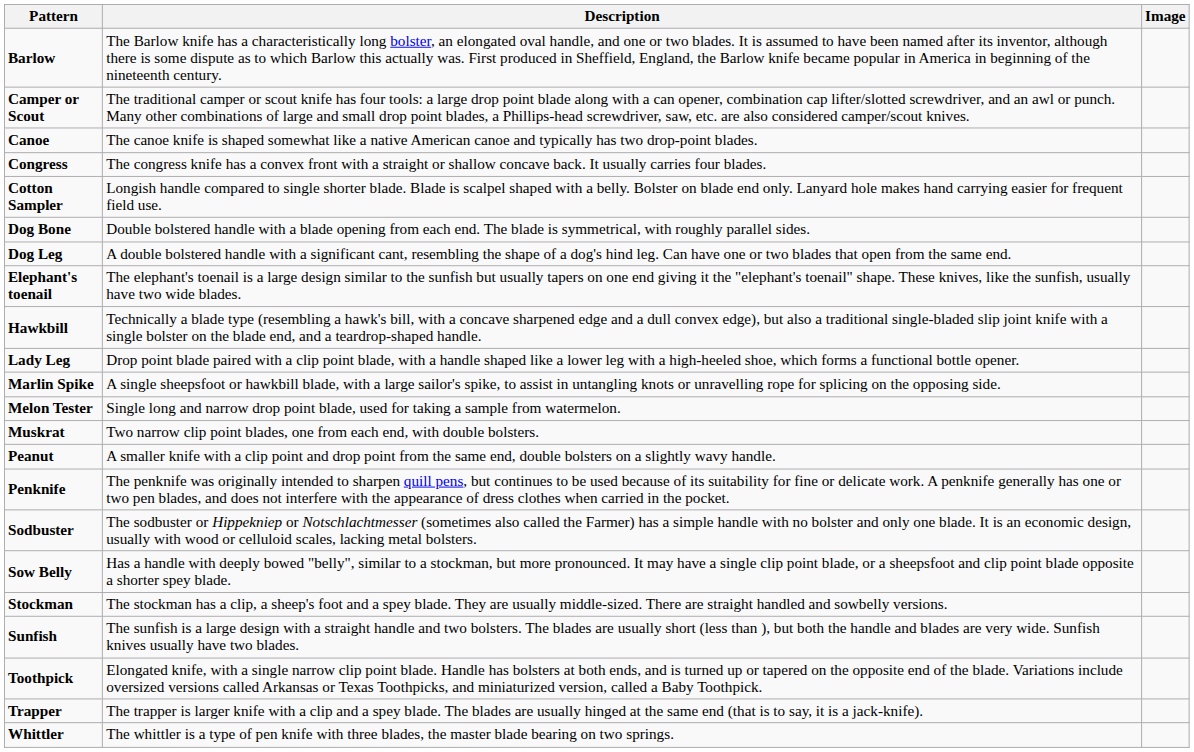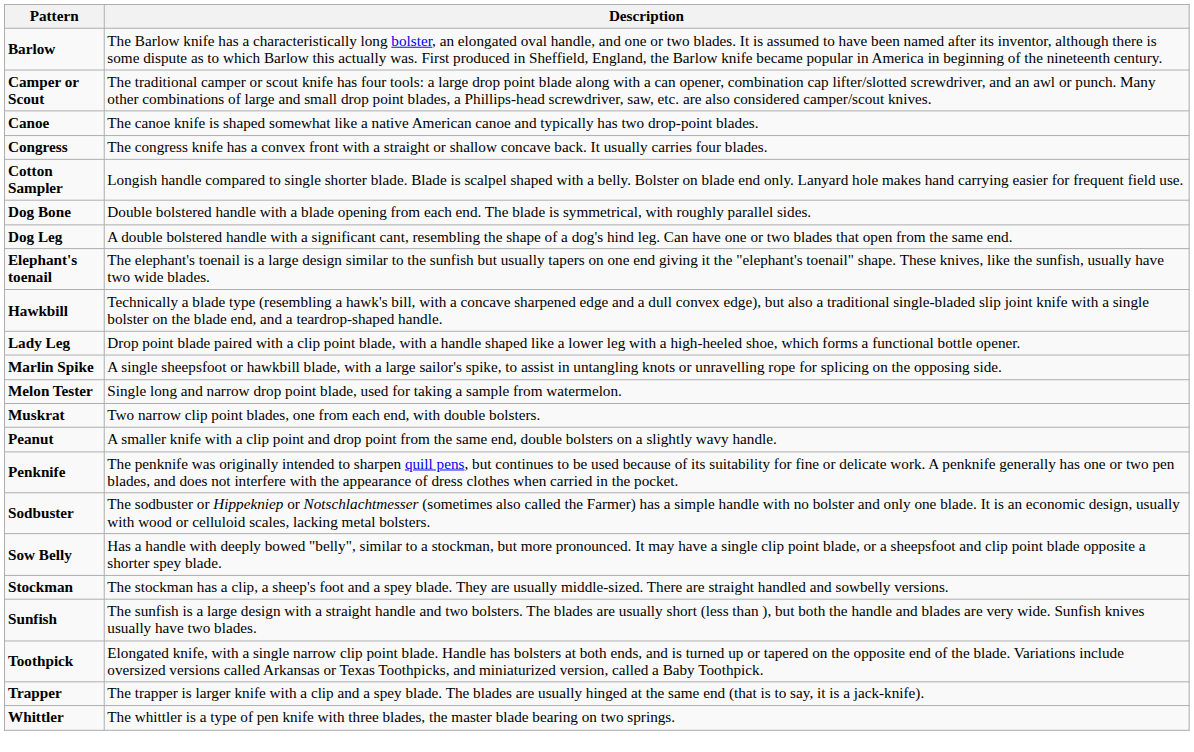- column: (1165, 16)
